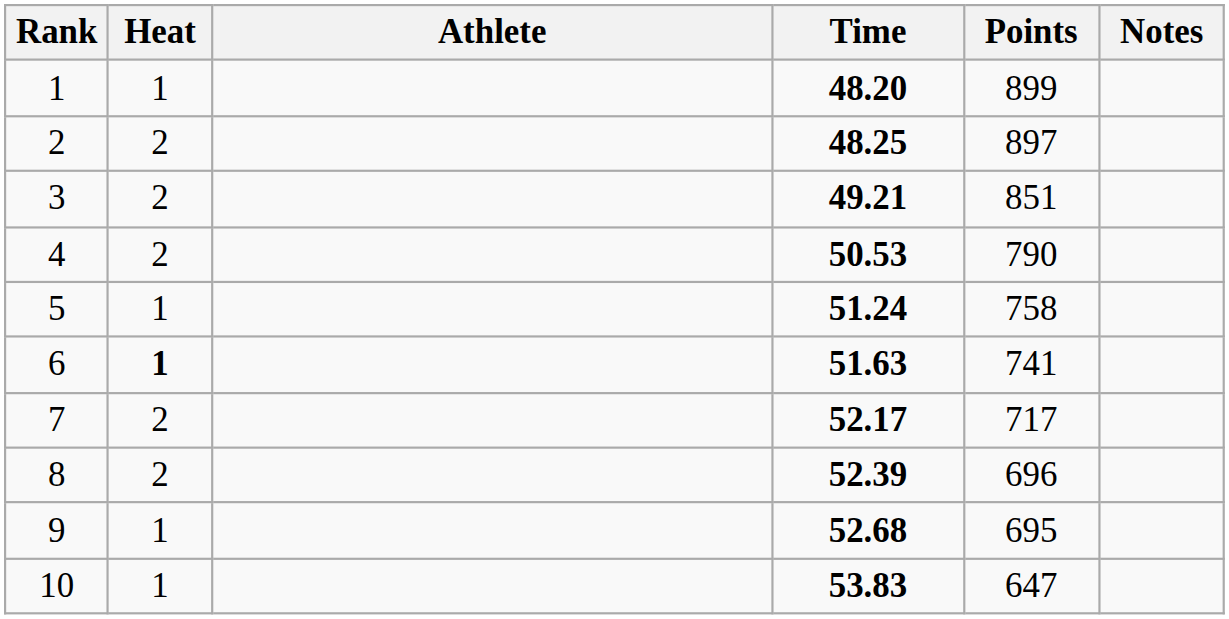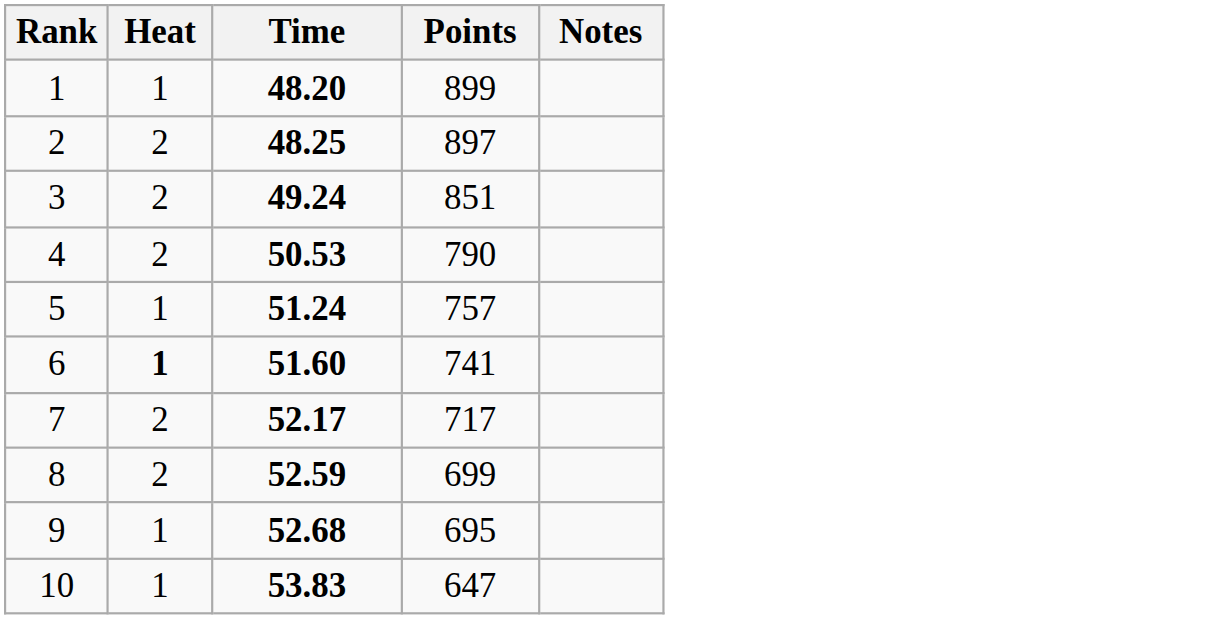- column: (492, 32)
(868, 198) 49.21 -> (307, 198) 49.24
(1031, 308) 758 -> (470, 308) 757
(868, 364) 51.63 -> (307, 364) 51.60
(868, 474) 52.39 -> (307, 474) 52.59
(1031, 474) 696 -> (470, 474) 699
